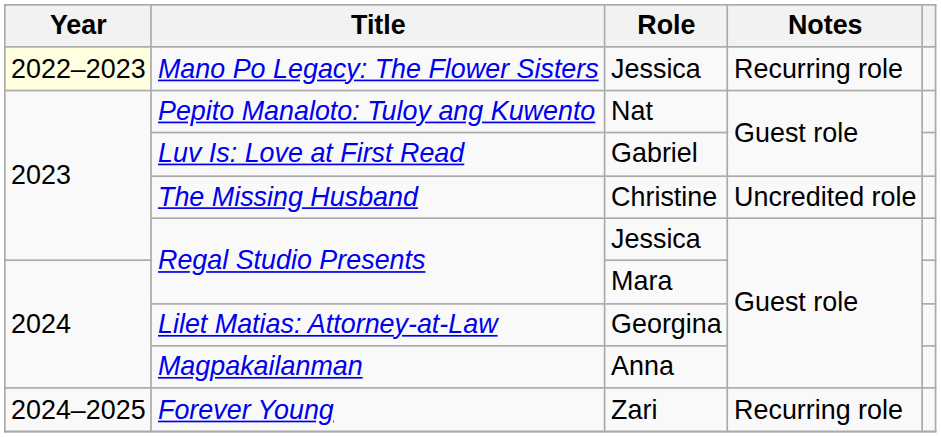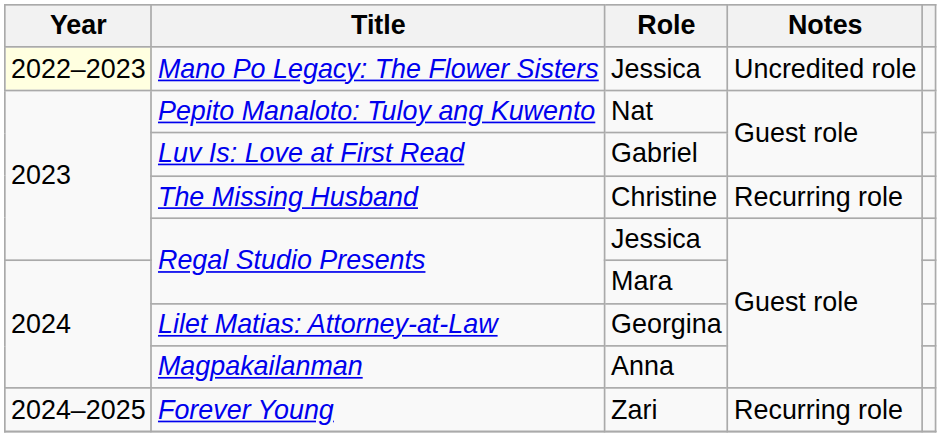(818, 68) Recurring role -> (825, 68) Uncredited role
(825, 196) Uncredited role -> (818, 196) Recurring role
